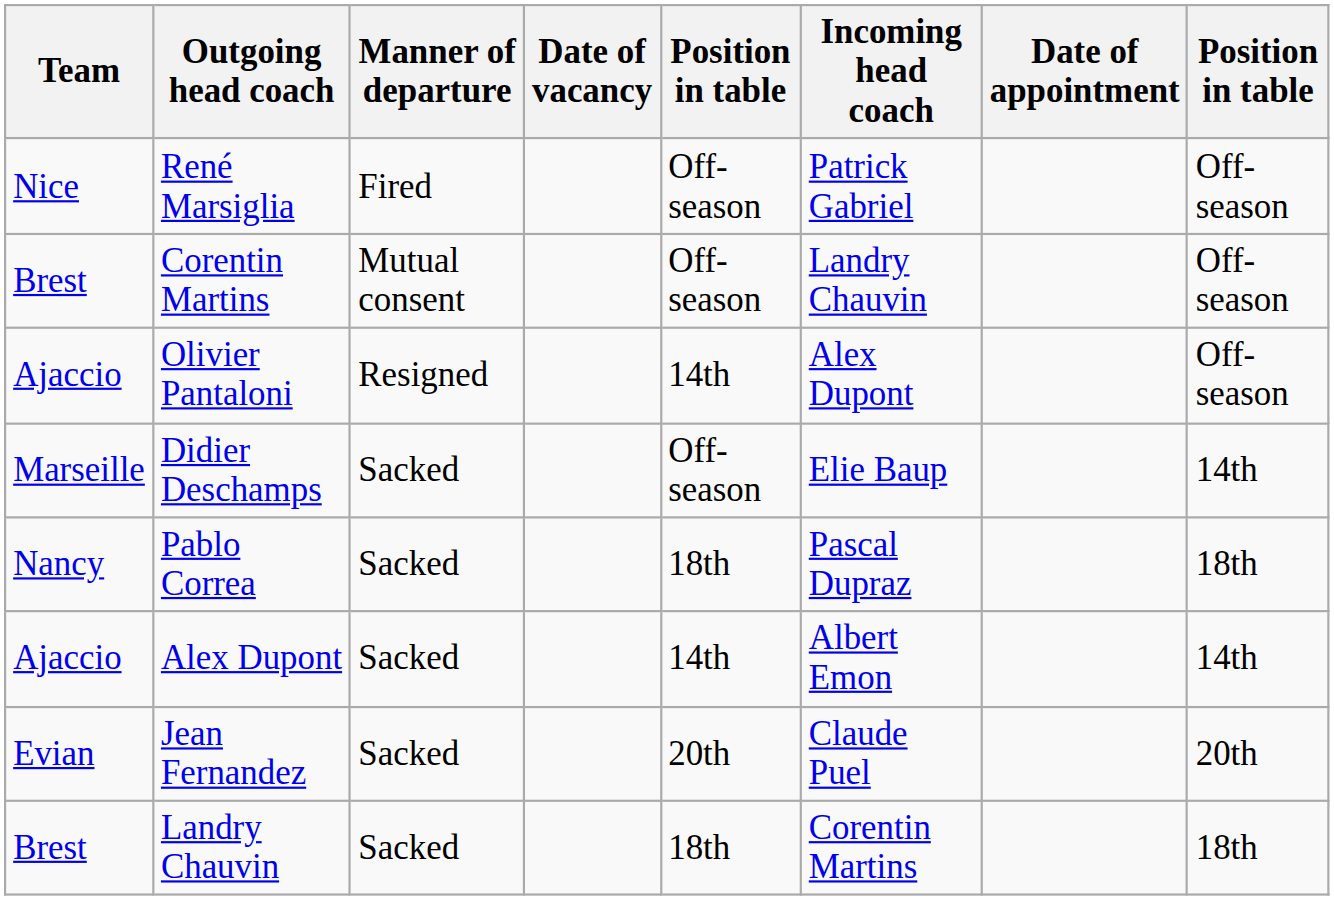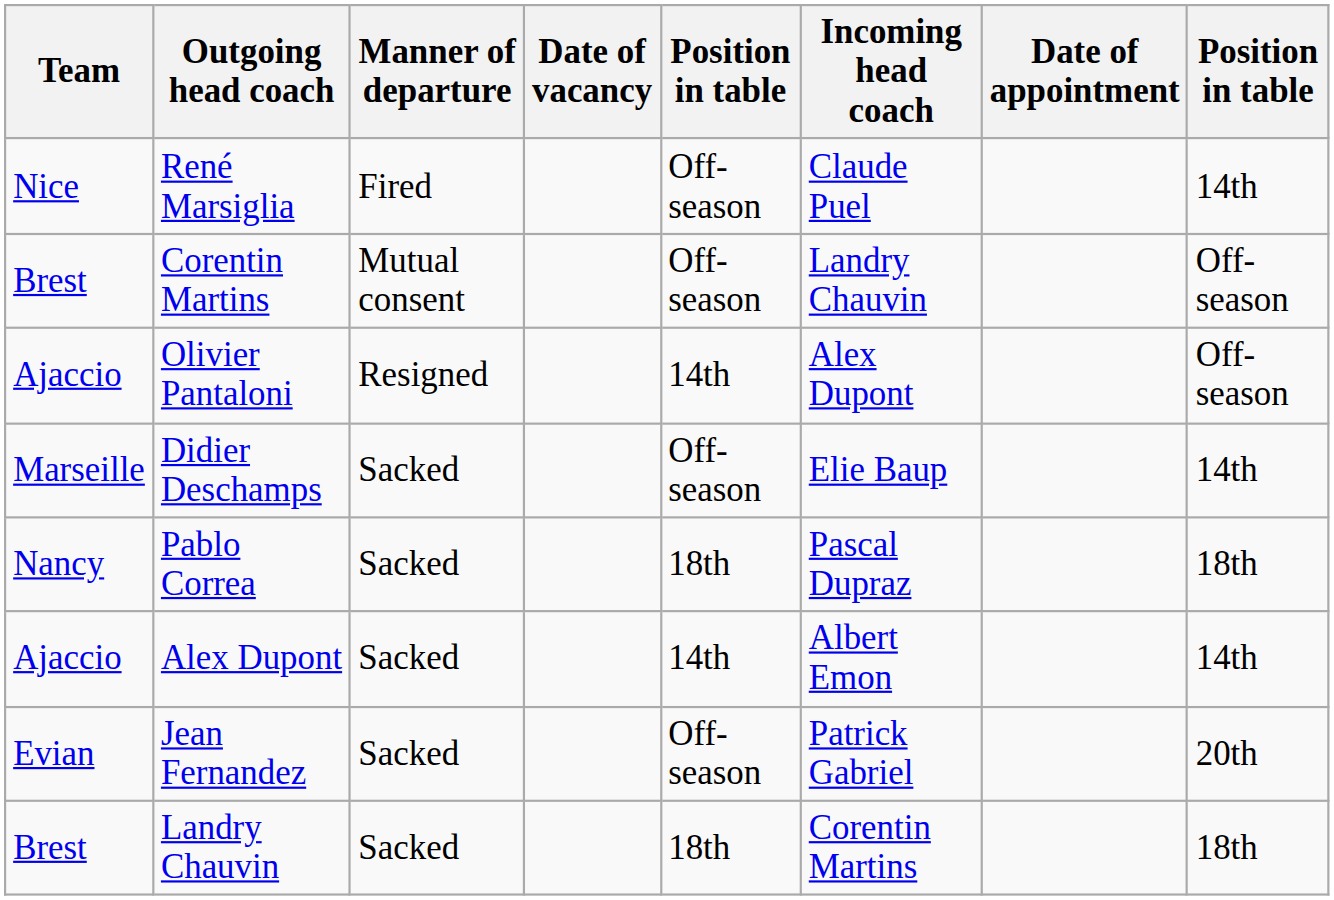(861, 185) Patrick Gabriel -> (858, 185) Claude Puel
(1242, 185) Off-season -> (1227, 185) 14th
(699, 752) 20th -> (715, 752) Off-season
(858, 752) Claude Puel -> (861, 752) Patrick Gabriel
